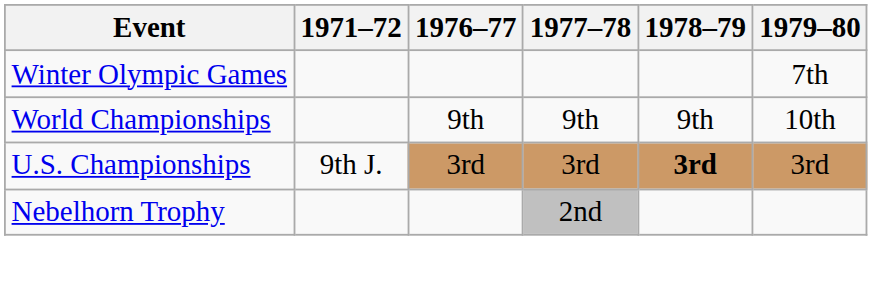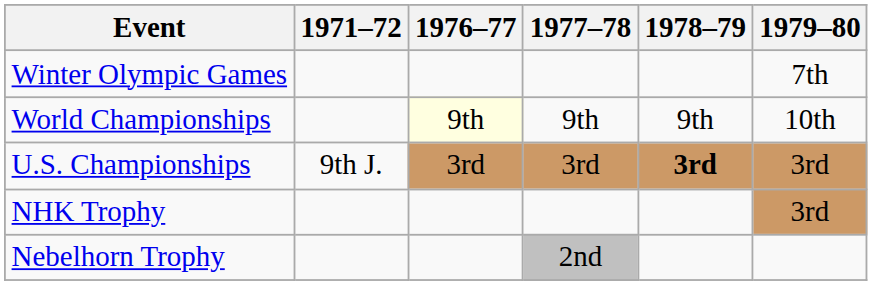(466, 119) no background -> (466, 119) lightyellow background
+ row: (88, 211)
